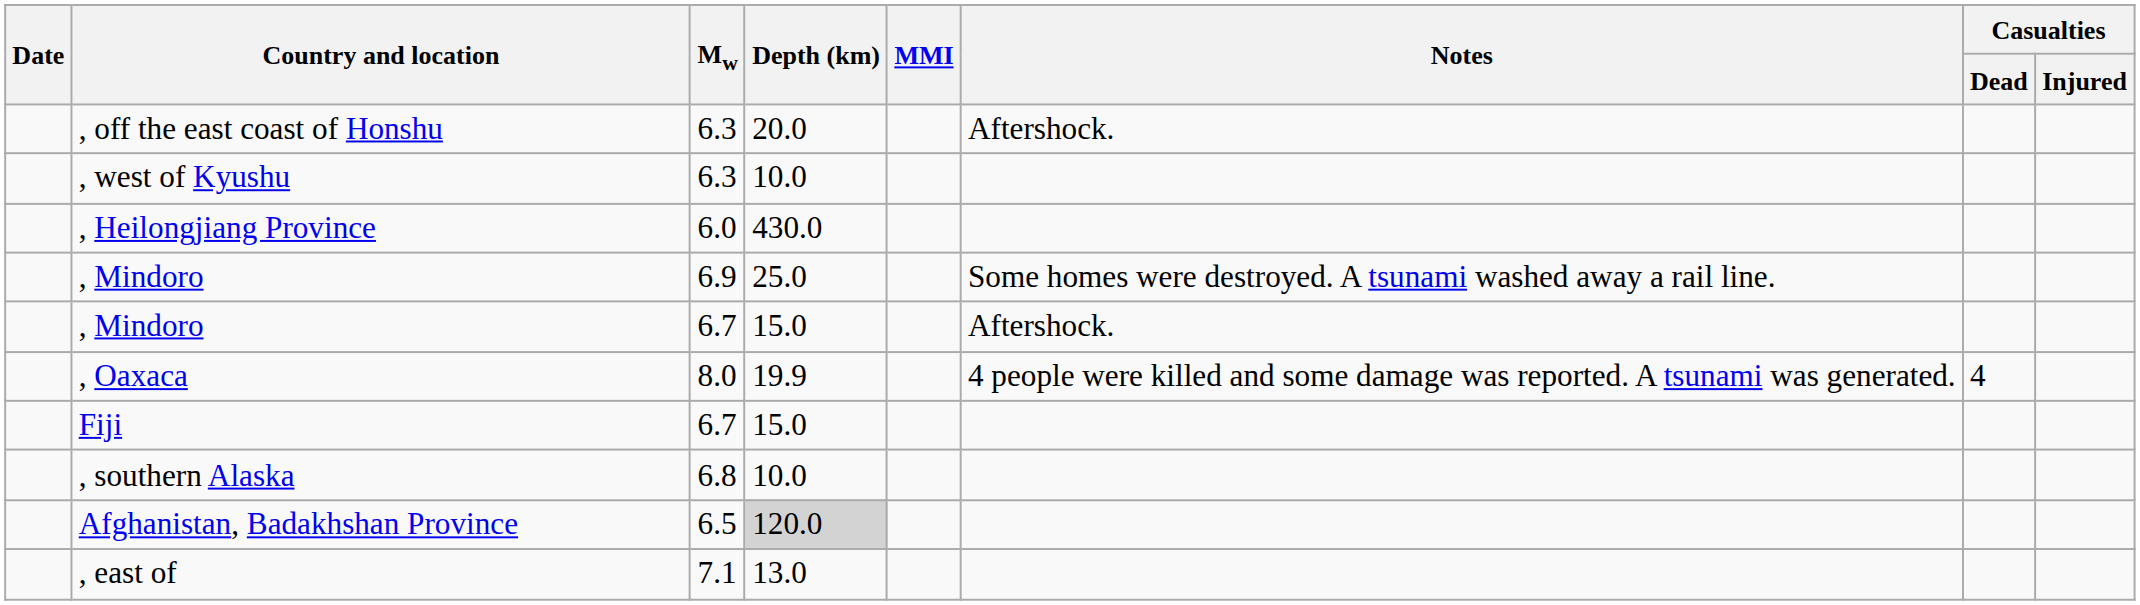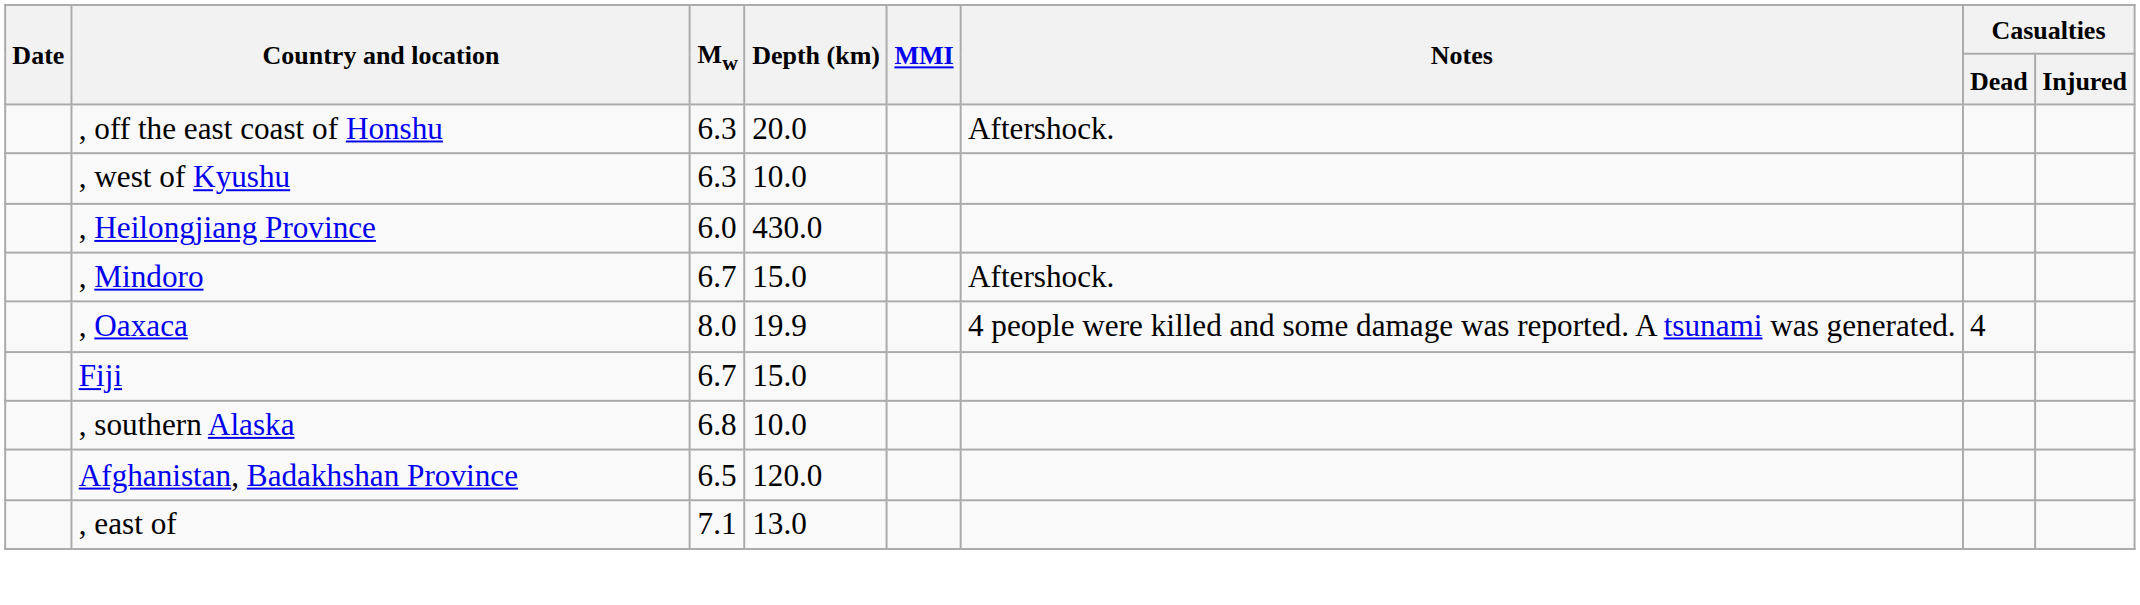- row: (141, 276)
(787, 524) lightgrey background -> (787, 474) no background
